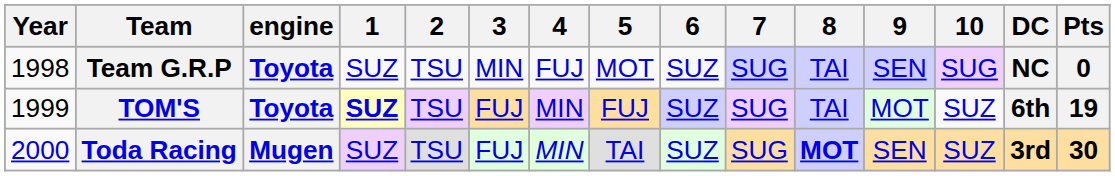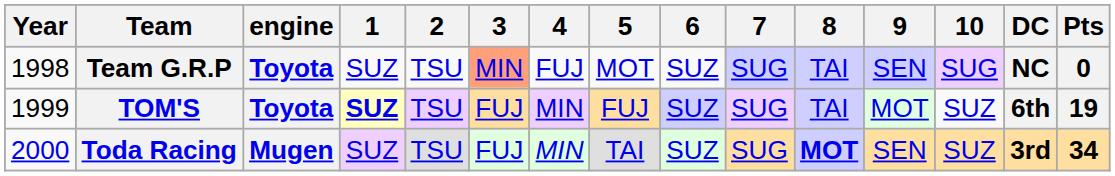(499, 67) no background -> (499, 67) lightsalmon background
(1084, 150) 30 -> (1084, 150) 34
